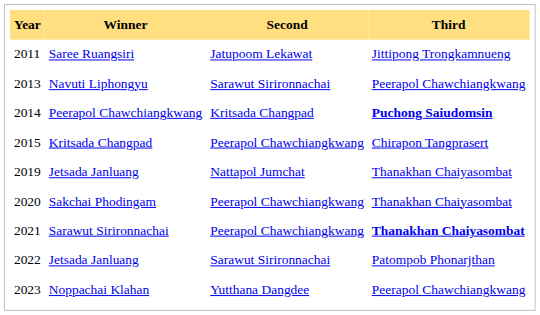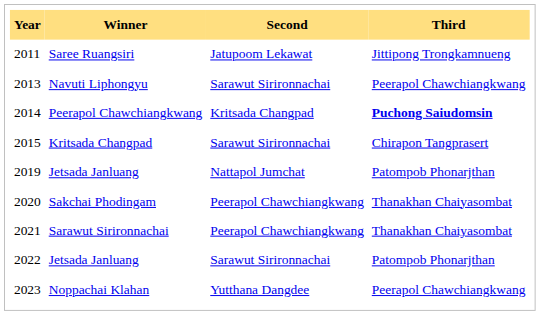(287, 142) Peerapol Chawchiangkwang -> (270, 142) Sarawut Sirironnachai
(442, 172) Thanakhan Chaiyasombat -> (433, 172) Patompob Phonarjthan
(448, 231) bold -> (442, 231) normal
